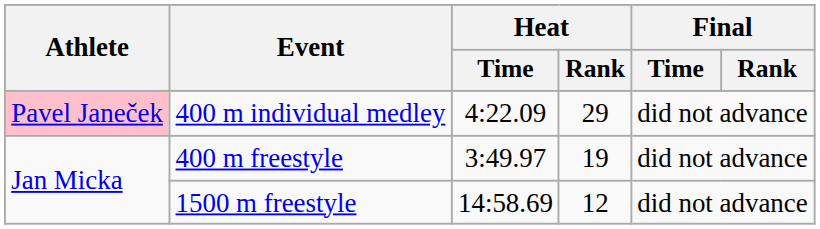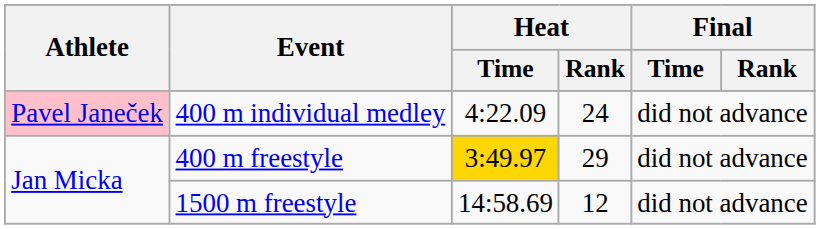(595, 113) 29 -> (595, 113) 24
(505, 157) no background -> (505, 157) gold background
(595, 157) 19 -> (595, 157) 29
